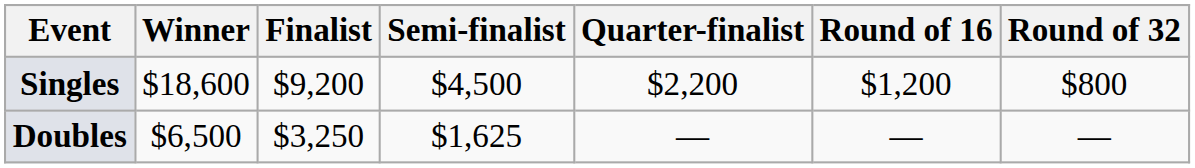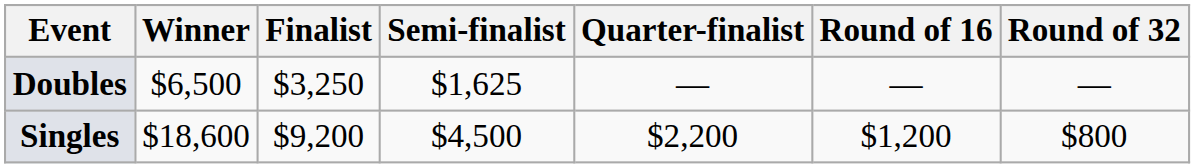rows swapped: (70, 83) <-> (70, 135)
